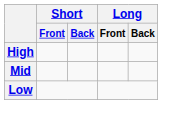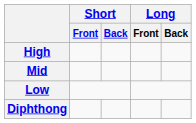+ row: (37, 109)
